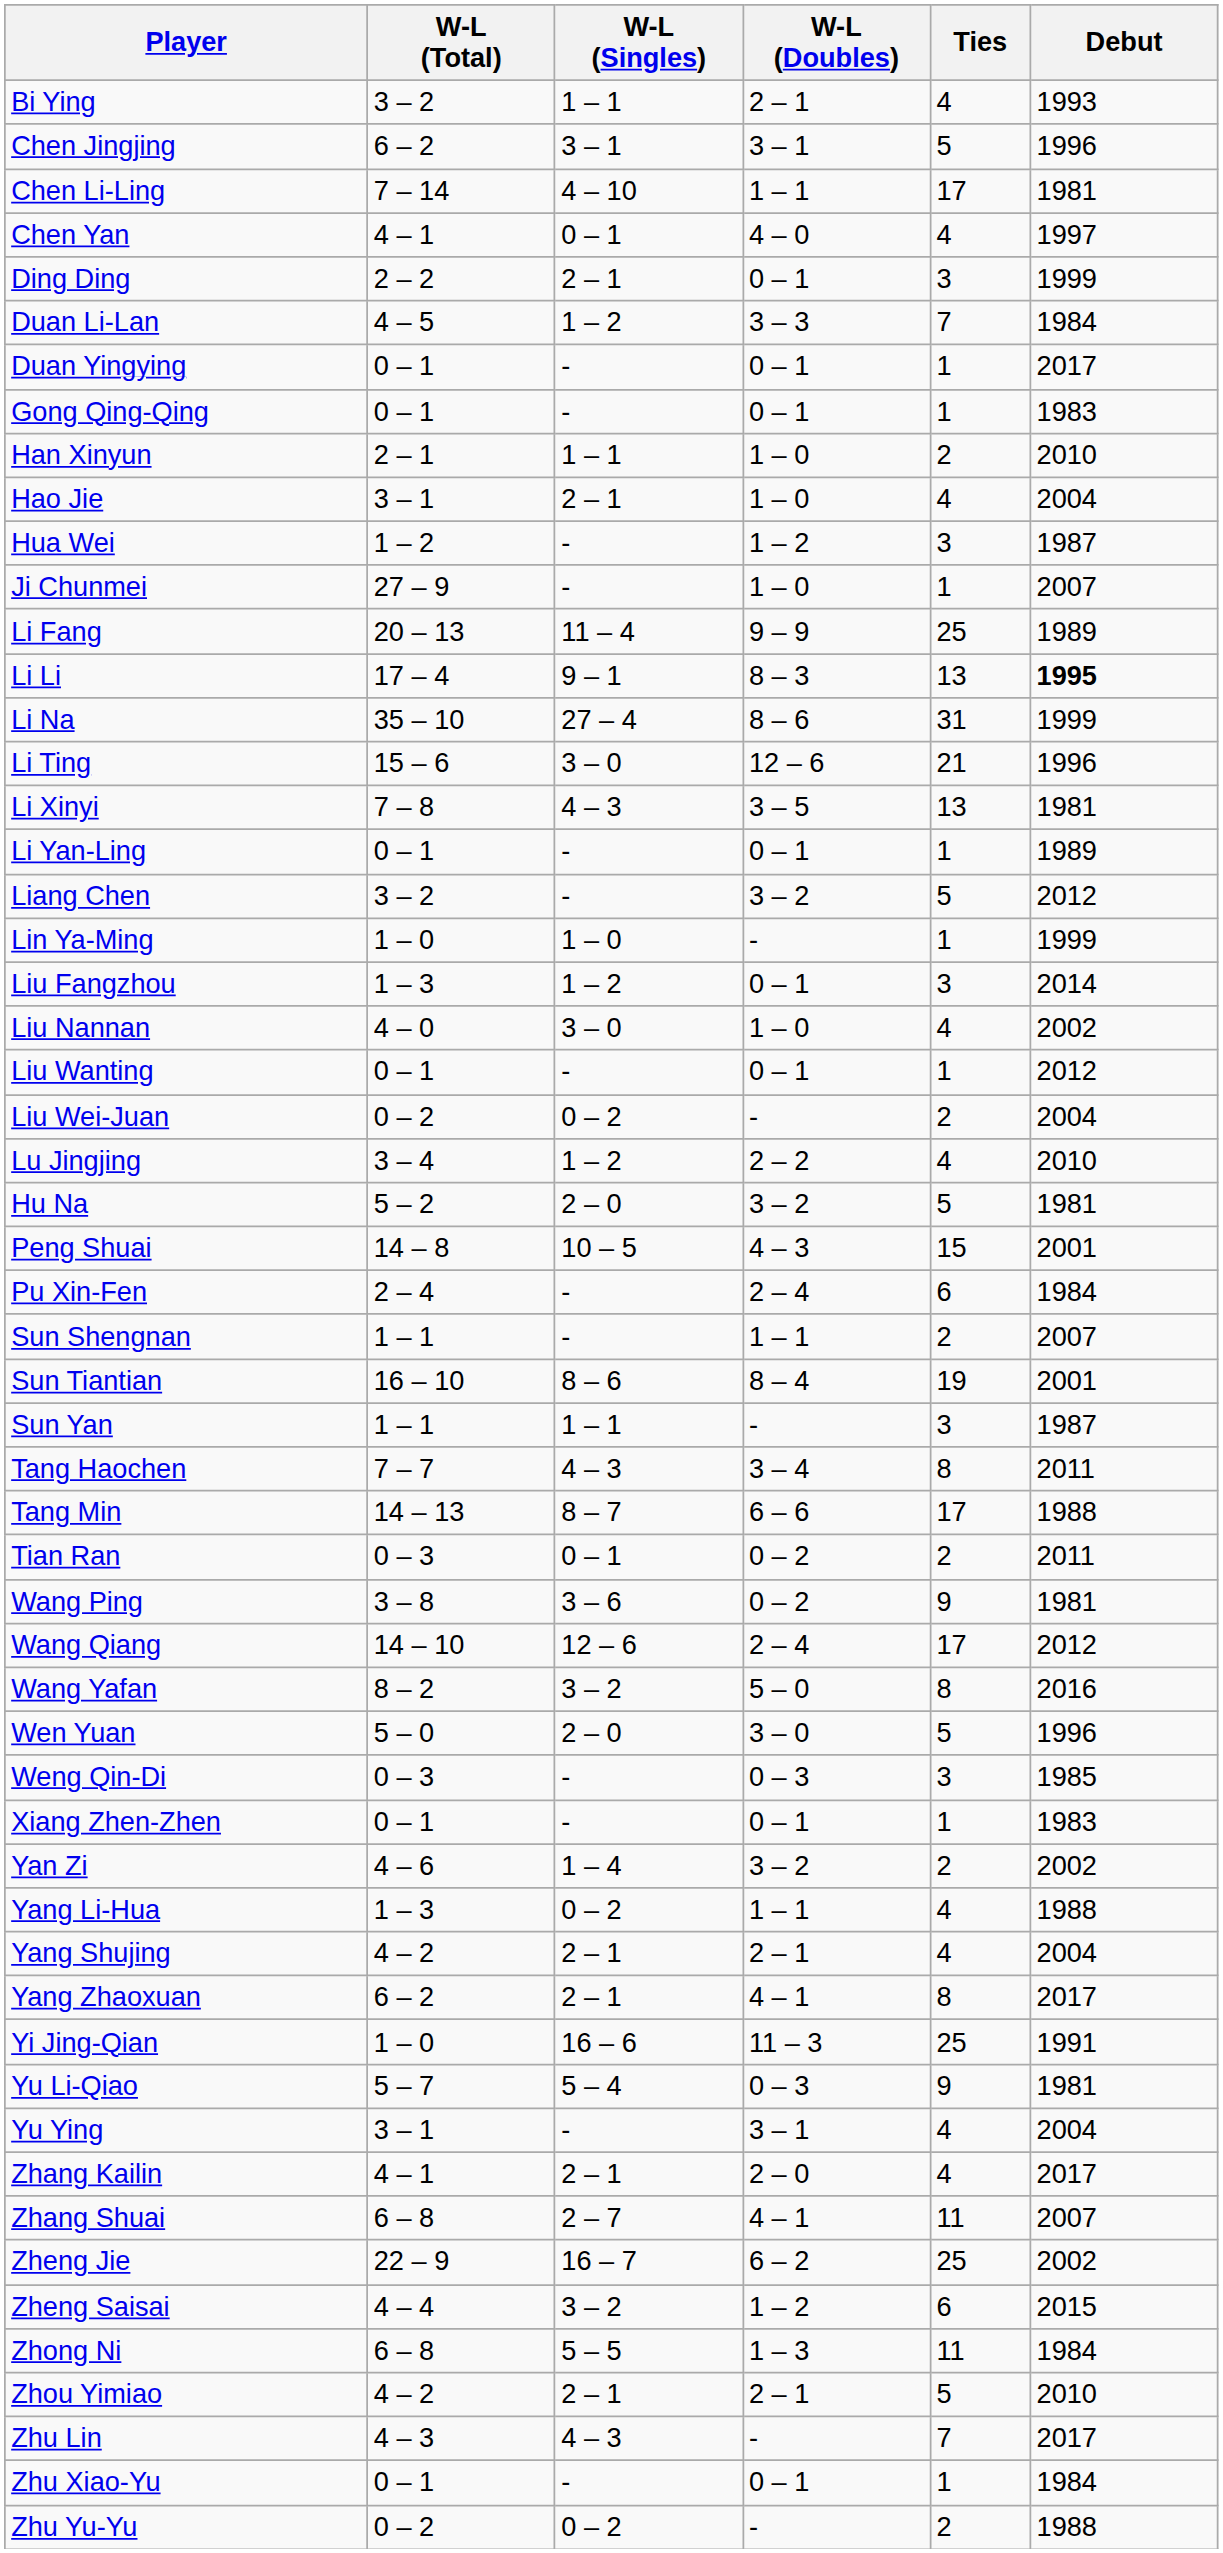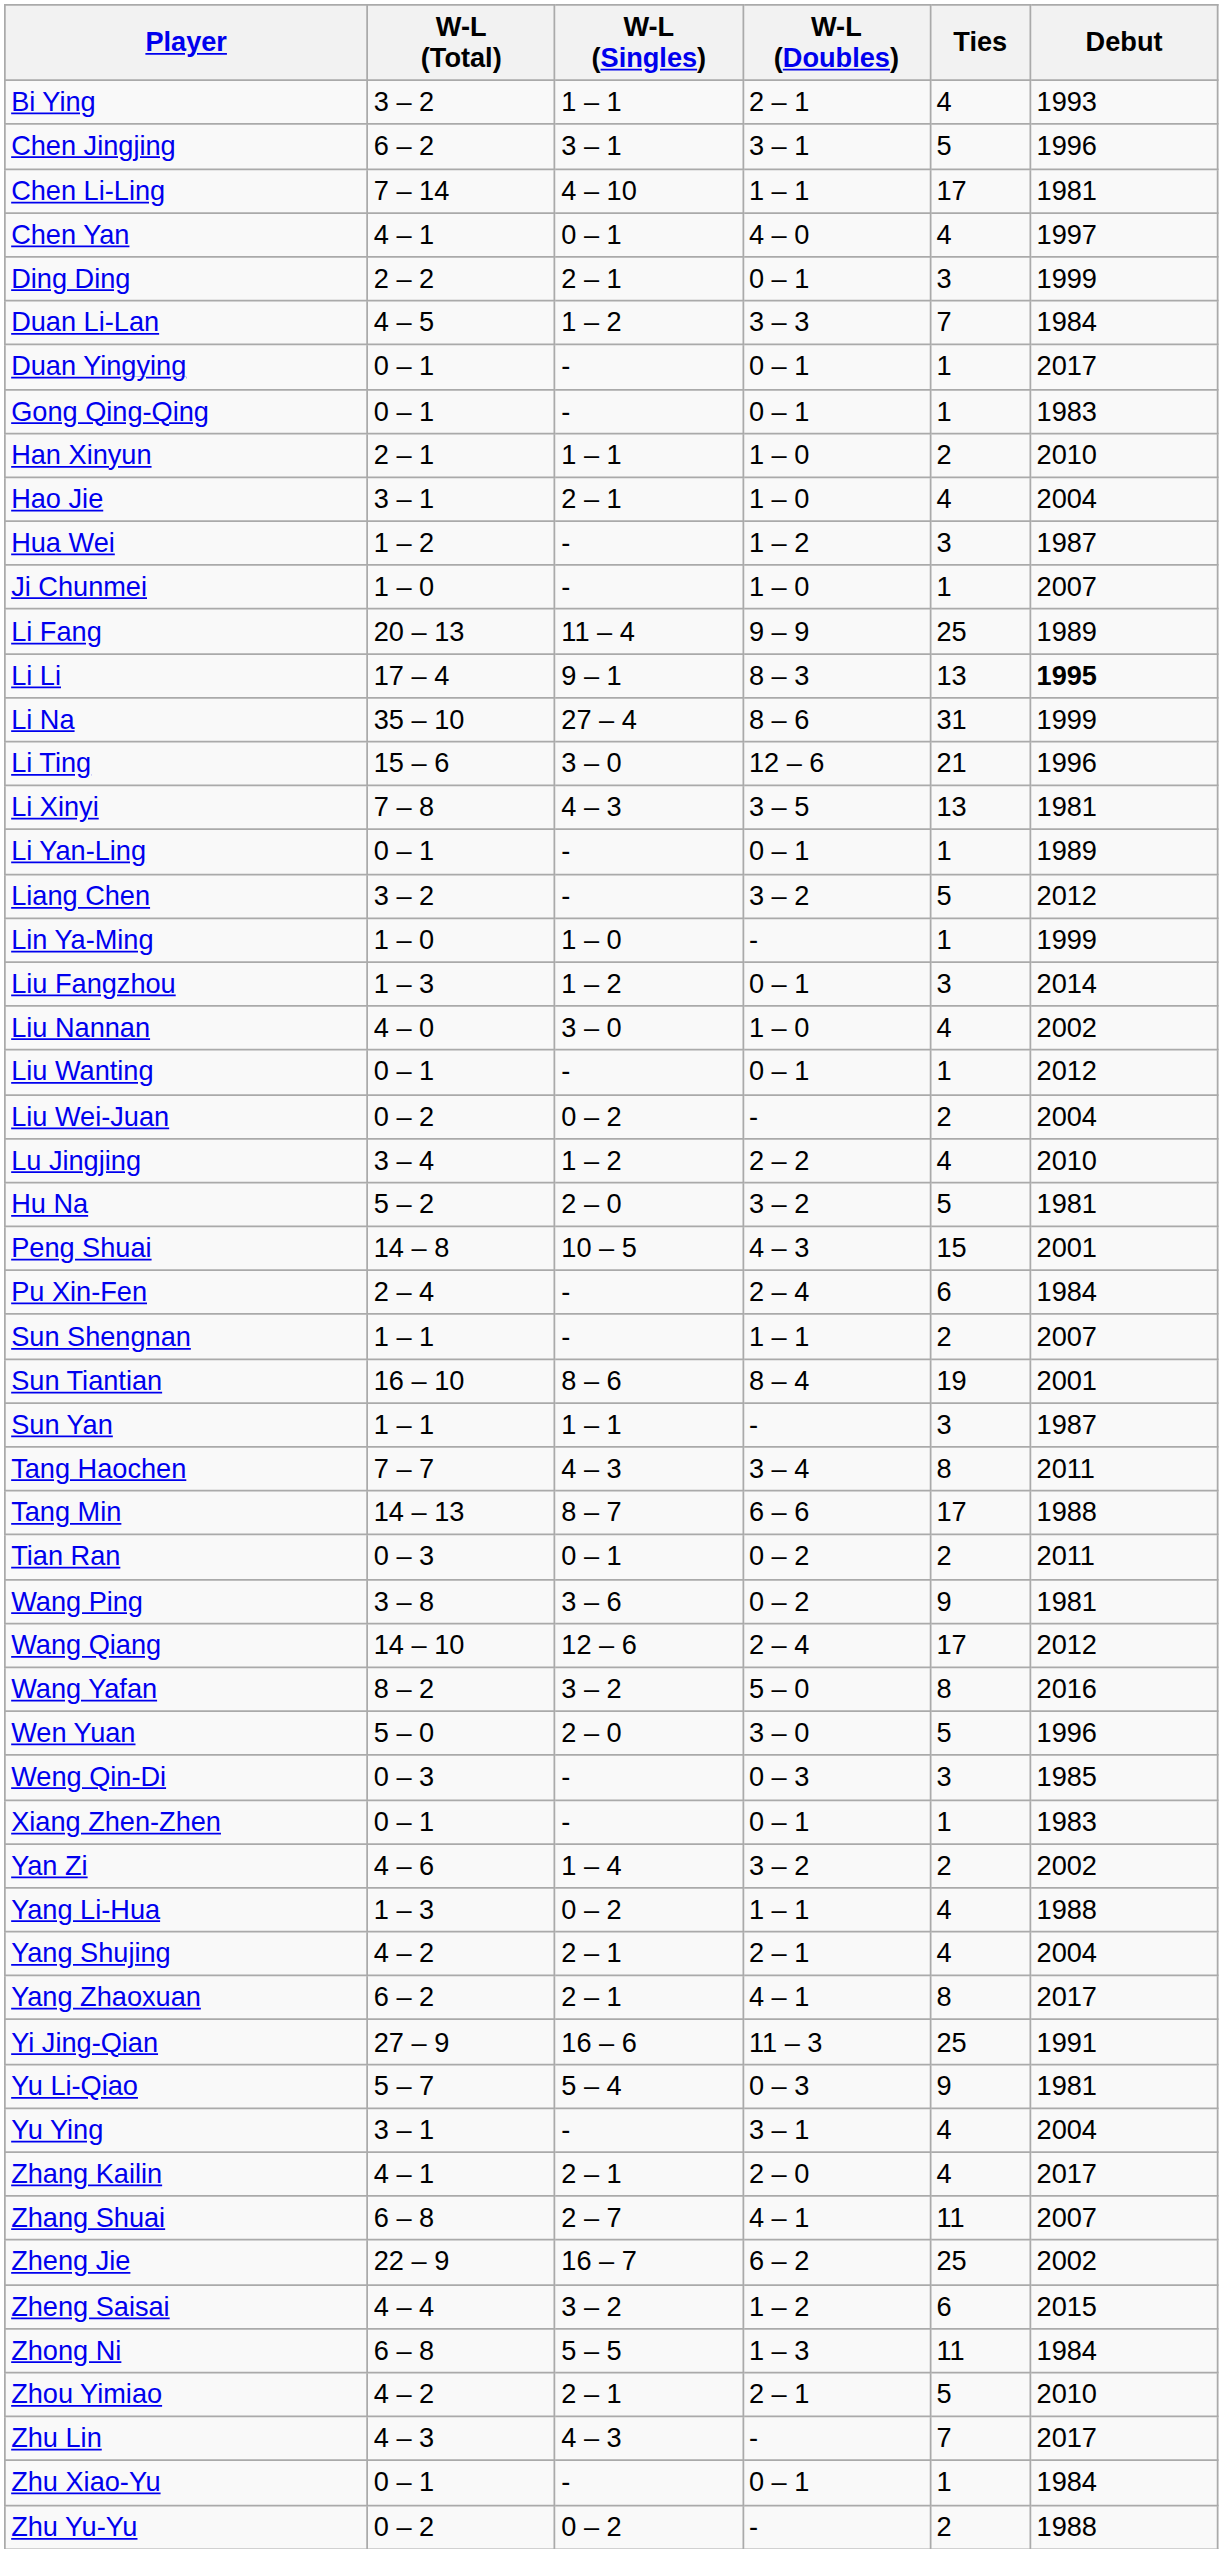(411, 586) 27 – 9 -> (404, 586) 1 – 0
(404, 2041) 1 – 0 -> (411, 2041) 27 – 9
